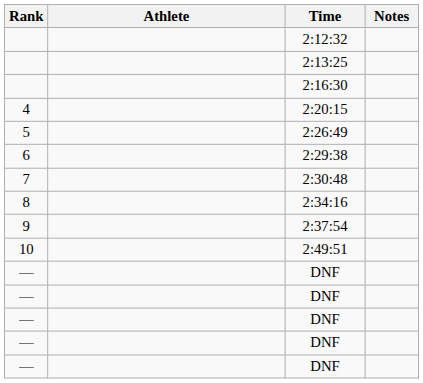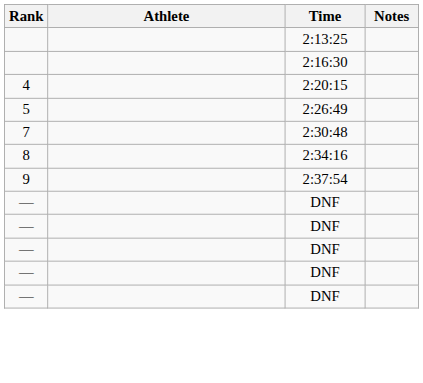- row: (26, 39)
- row: (26, 156)
- row: (26, 249)
